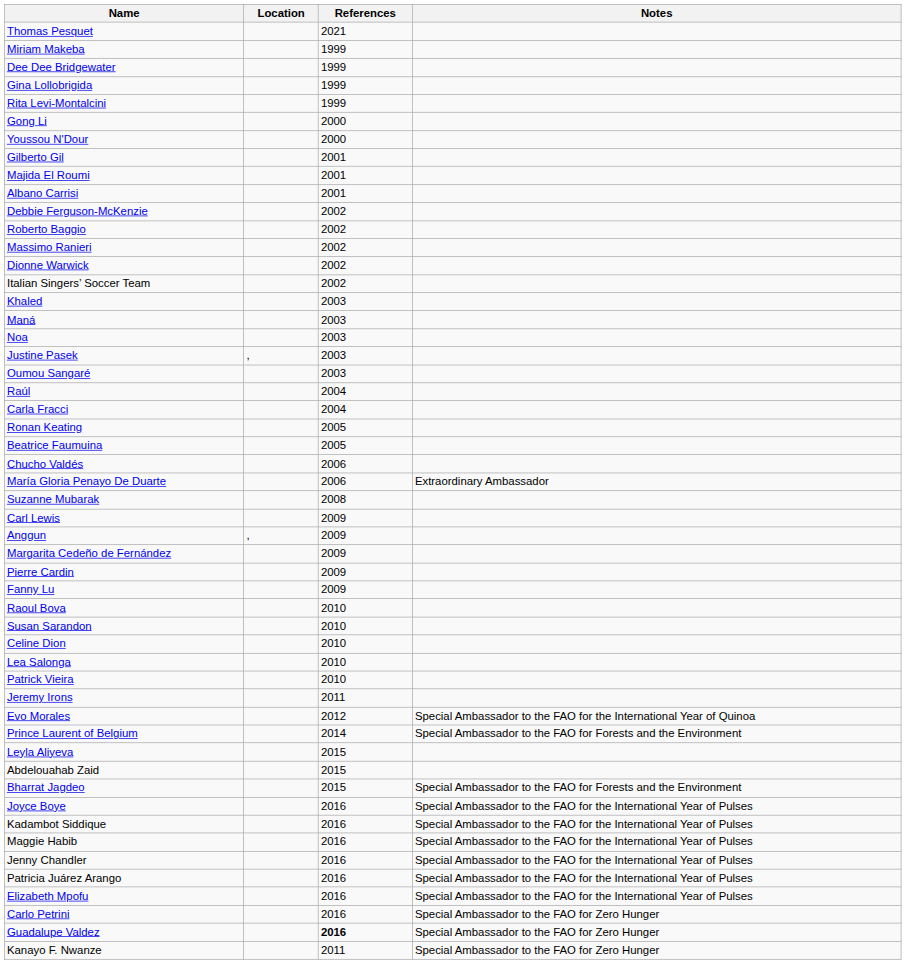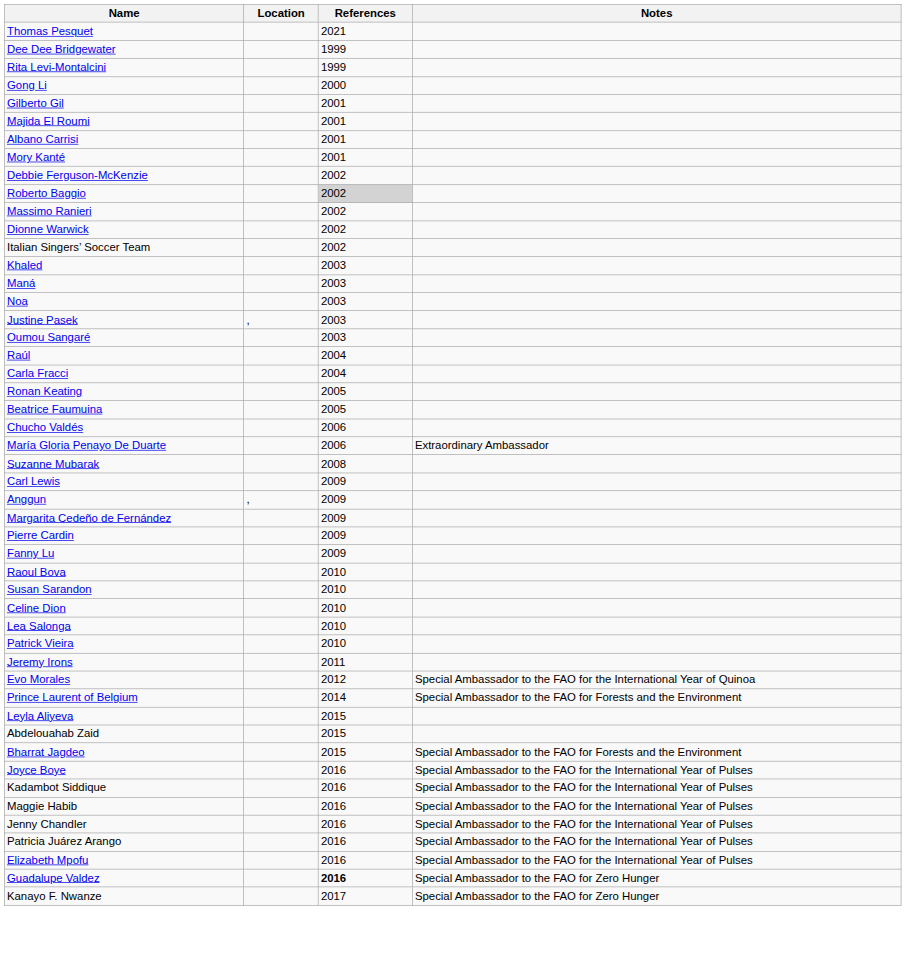- row: (46, 49)
- row: (50, 85)
- row: (48, 139)
+ row: (36, 157)
(334, 229) no background -> (334, 193) lightgrey background
- row: (38, 914)
(333, 950) 2011 -> (334, 896) 2017
